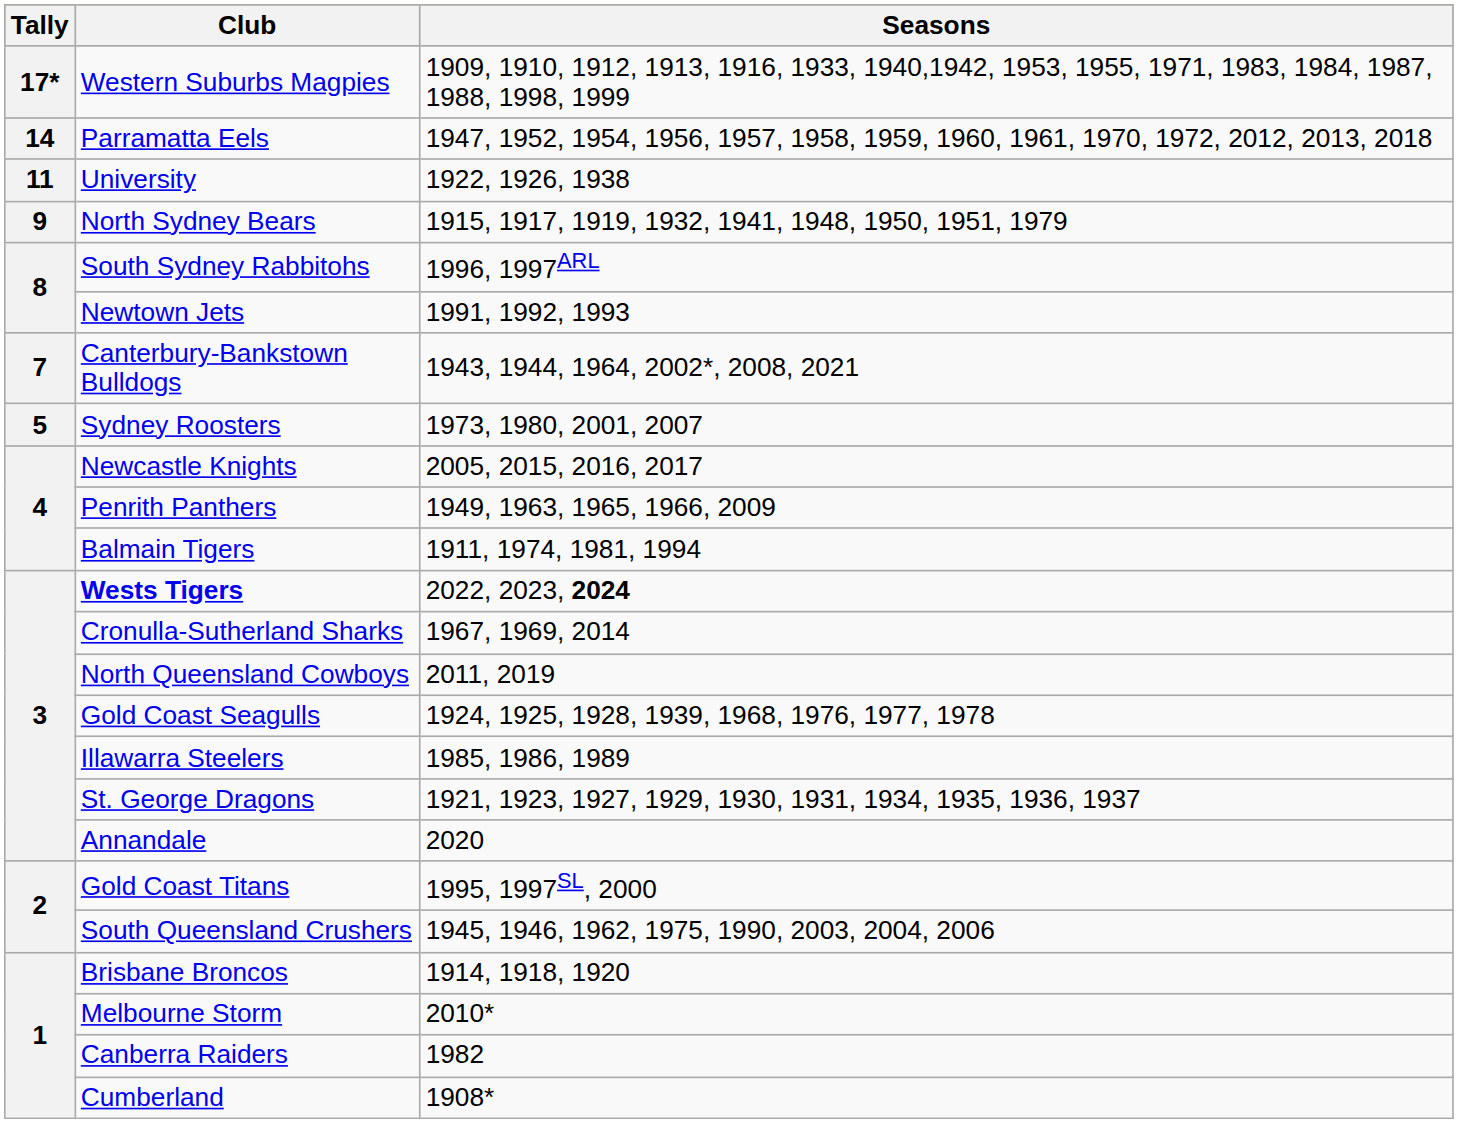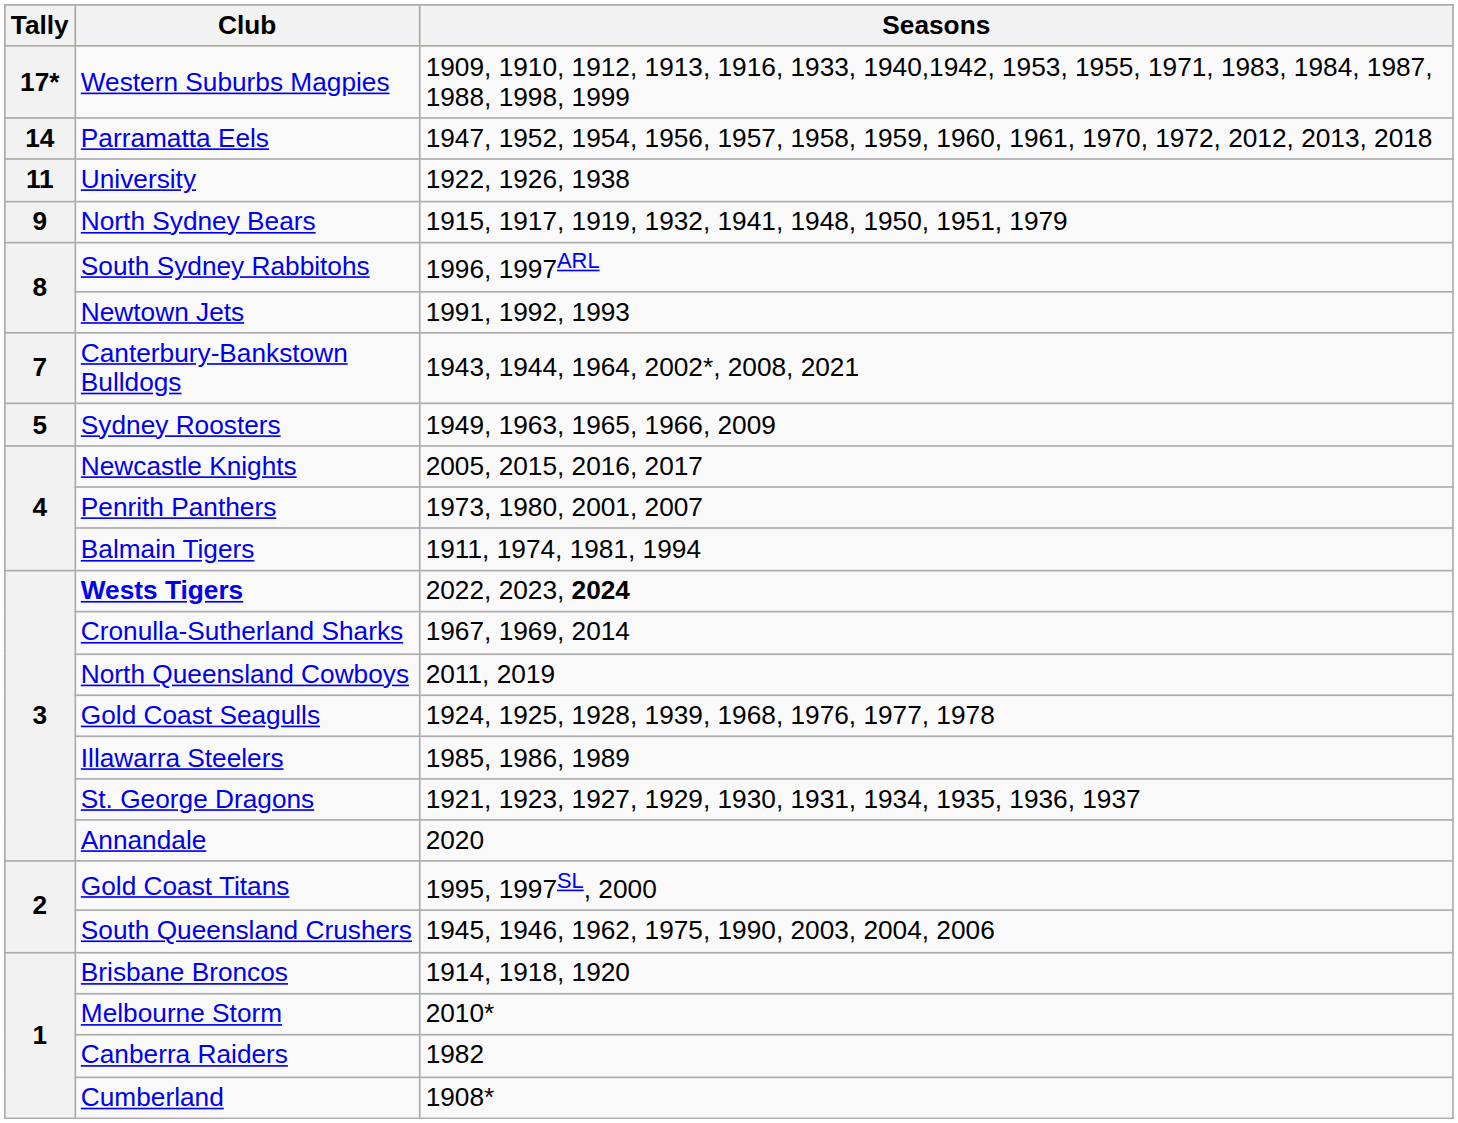(564, 424) 1973, 1980, 2001, 2007 -> (601, 424) 1949, 1963, 1965, 1966, 2009
(601, 507) 1949, 1963, 1965, 1966, 2009 -> (564, 507) 1973, 1980, 2001, 2007
